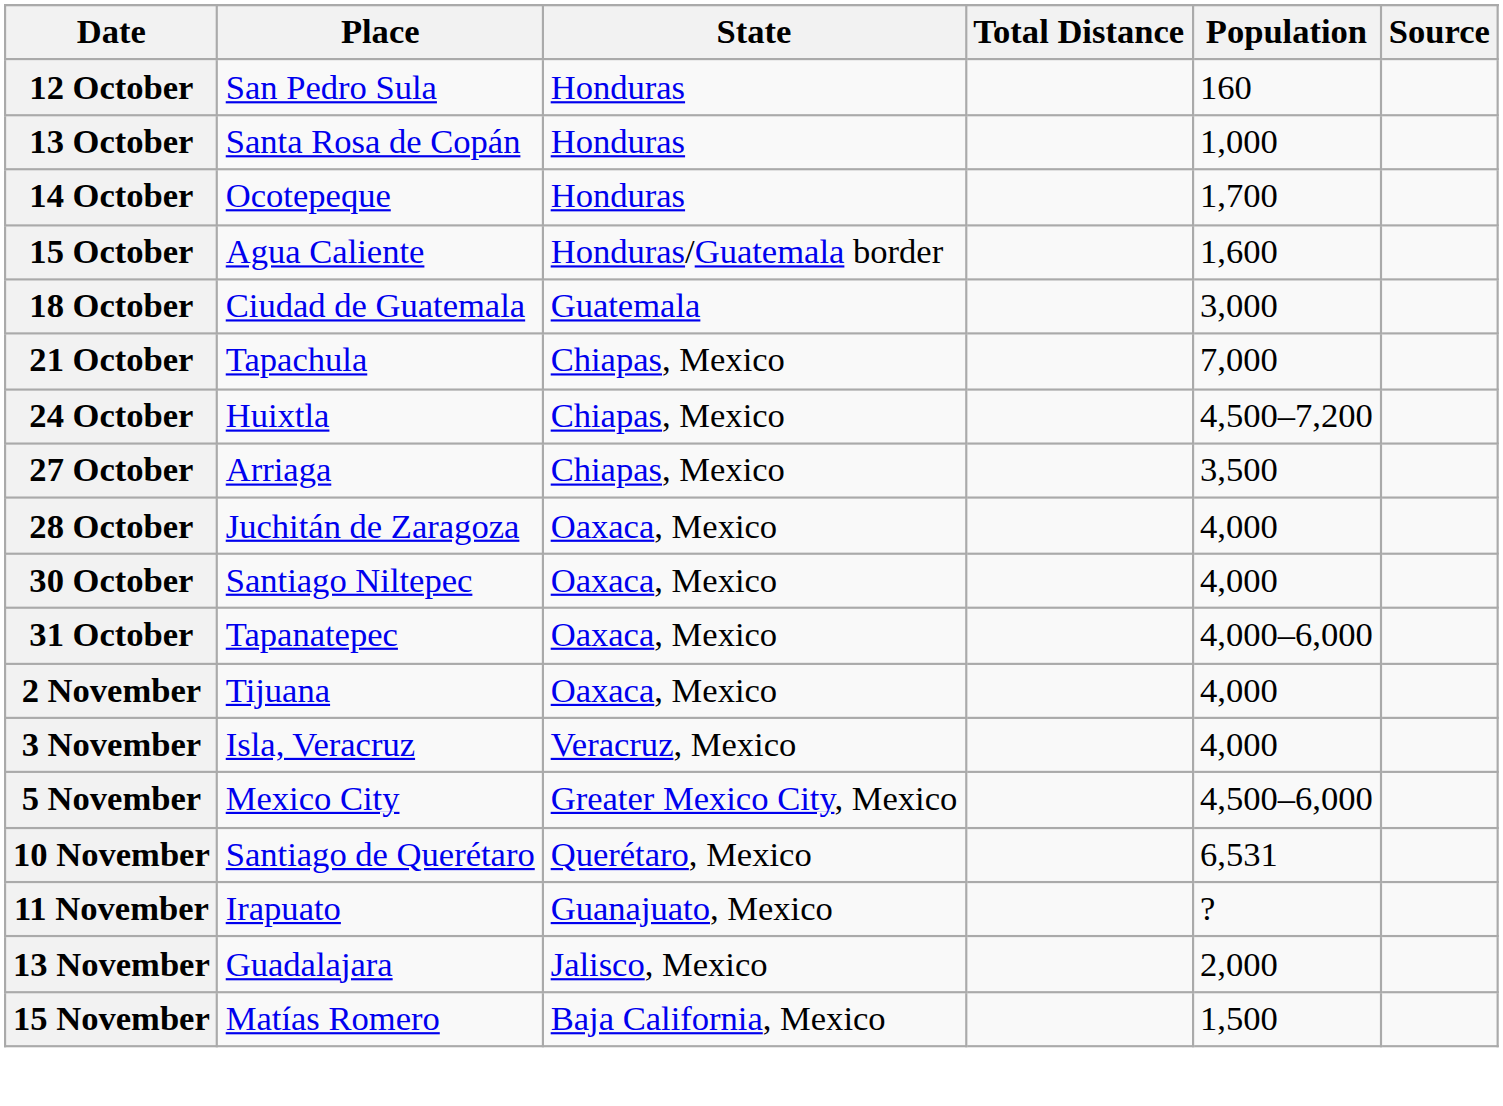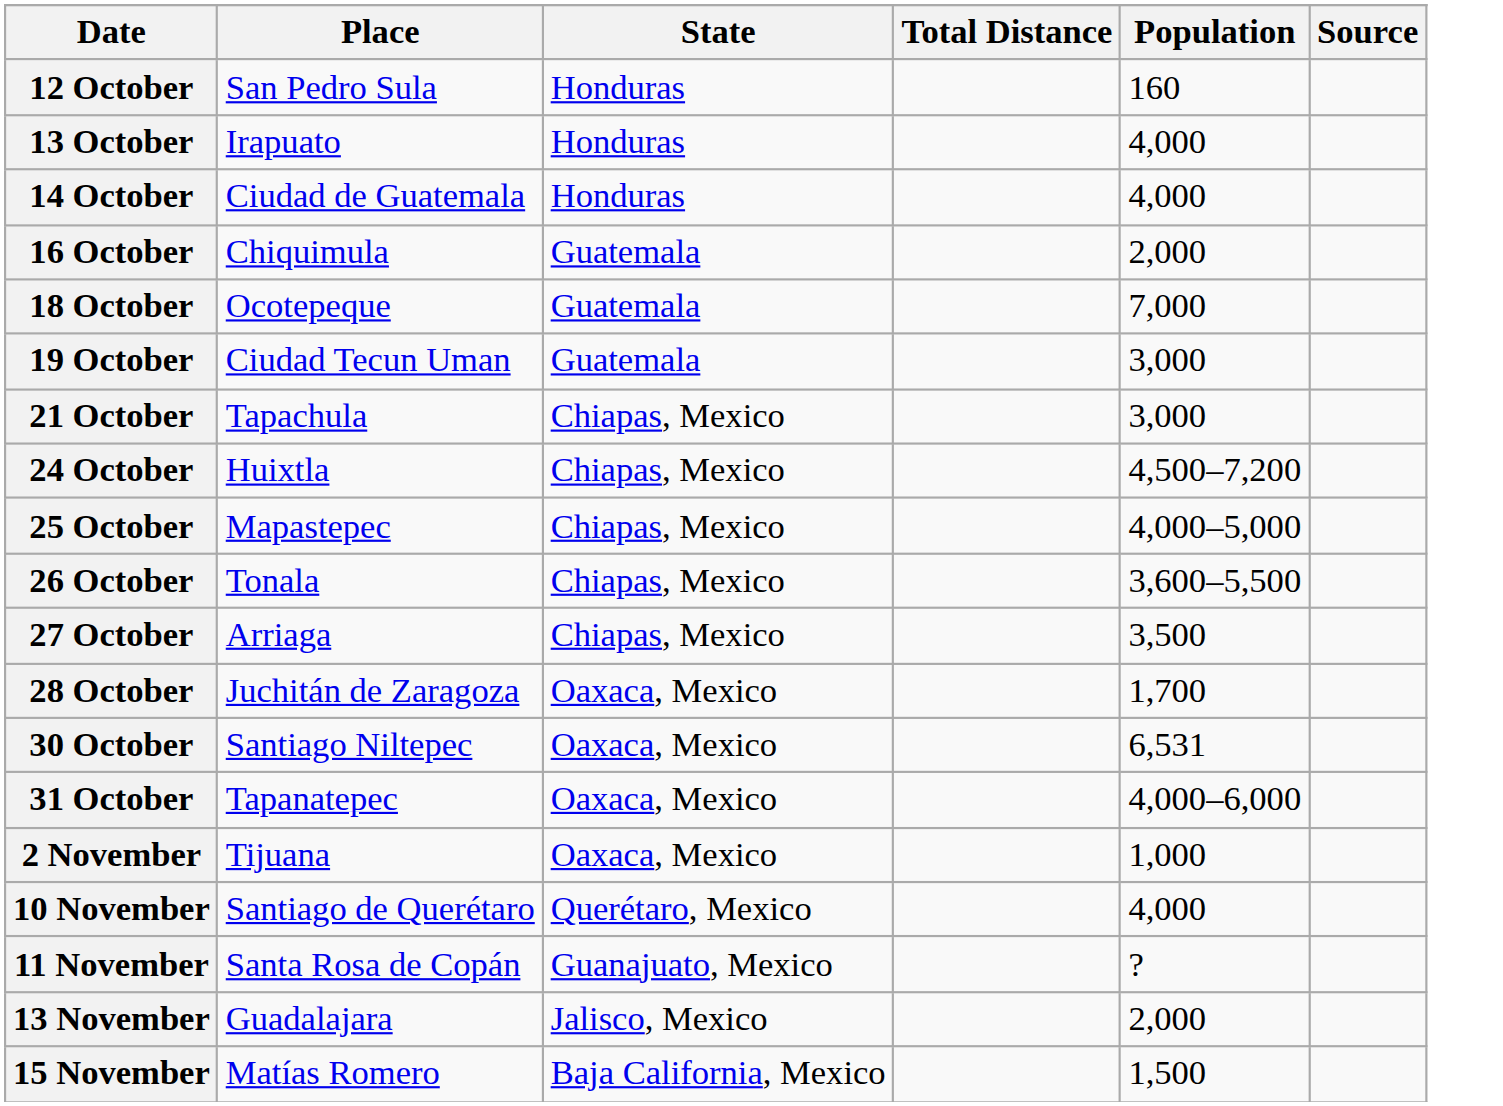(373, 141) Santa Rosa de Copán -> (283, 141) Irapuato
(1239, 141) 1,000 -> (1167, 141) 4,000
(308, 196) Ocotepeque -> (375, 196) Ciudad de Guatemala
(1239, 196) 1,700 -> (1167, 196) 4,000
- row: (111, 251)
+ row: (111, 251)
(375, 305) Ciudad de Guatemala -> (308, 305) Ocotepeque
(1239, 305) 3,000 -> (1167, 305) 7,000
+ row: (111, 360)
(1239, 360) 7,000 -> (1167, 415) 3,000
+ row: (111, 525)
+ row: (111, 580)
(1239, 525) 4,000 -> (1167, 689) 1,700
(1239, 580) 4,000 -> (1167, 744) 6,531
(1239, 689) 4,000 -> (1167, 854) 1,000
- row: (111, 744)
- row: (111, 799)
(1239, 854) 6,531 -> (1167, 908) 4,000
(283, 908) Irapuato -> (373, 963) Santa Rosa de Copán
